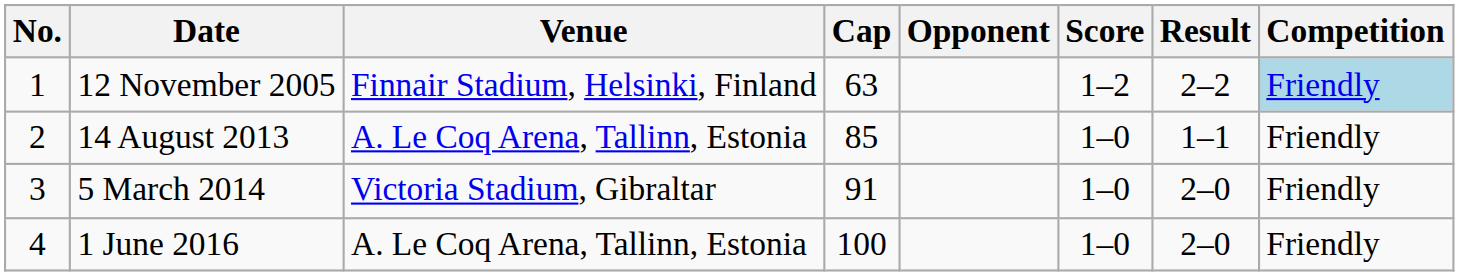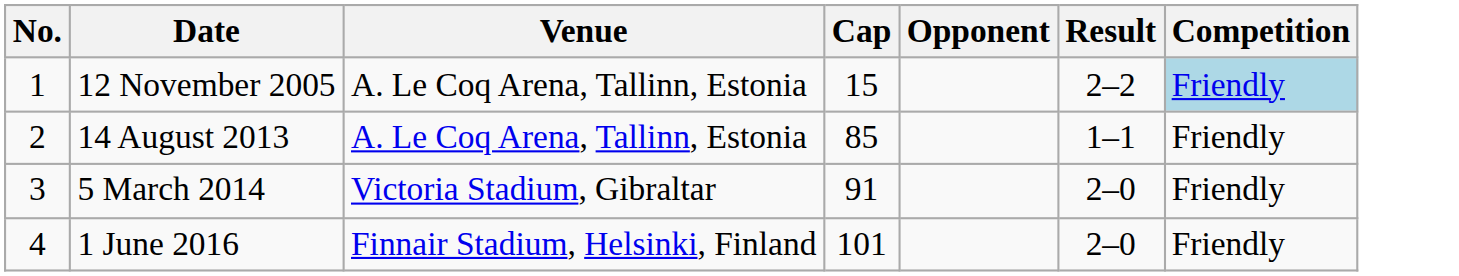- column: (1105, 31)
(584, 84) Finnair Stadium, Helsinki, Finland -> (579, 84) A. Le Coq Arena, Tallinn, Estonia
(862, 84) 63 -> (862, 84) 15
(579, 243) A. Le Coq Arena, Tallinn, Estonia -> (584, 243) Finnair Stadium, Helsinki, Finland
(862, 243) 100 -> (862, 243) 101
